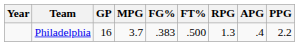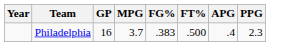- column: (223, 13)
(285, 32) 2.2 -> (256, 32) 2.3
